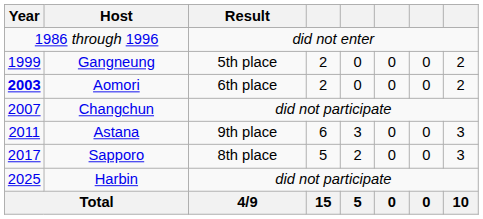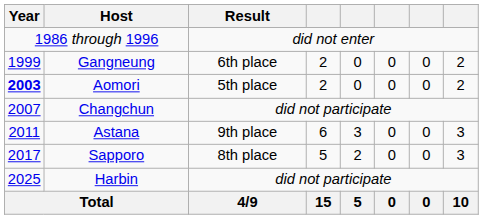(247, 62) 5th place -> (247, 62) 6th place
(247, 86) 6th place -> (247, 86) 5th place
